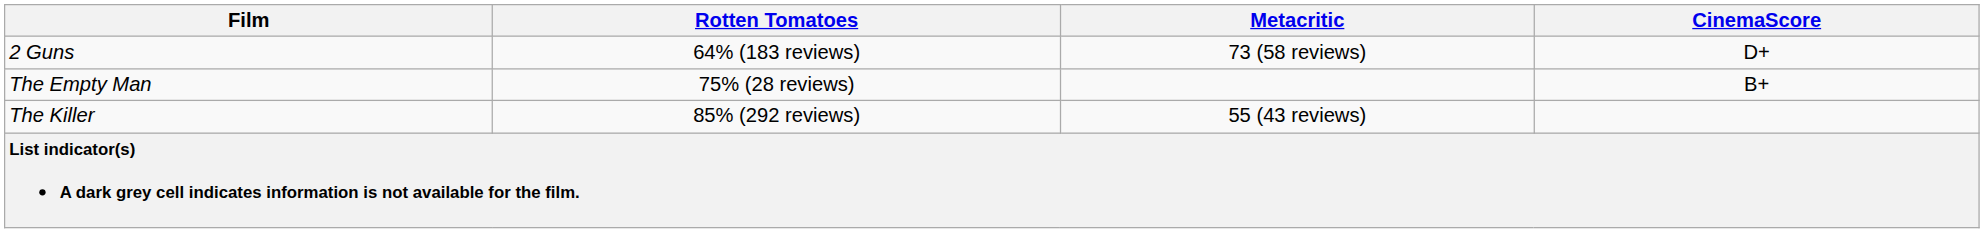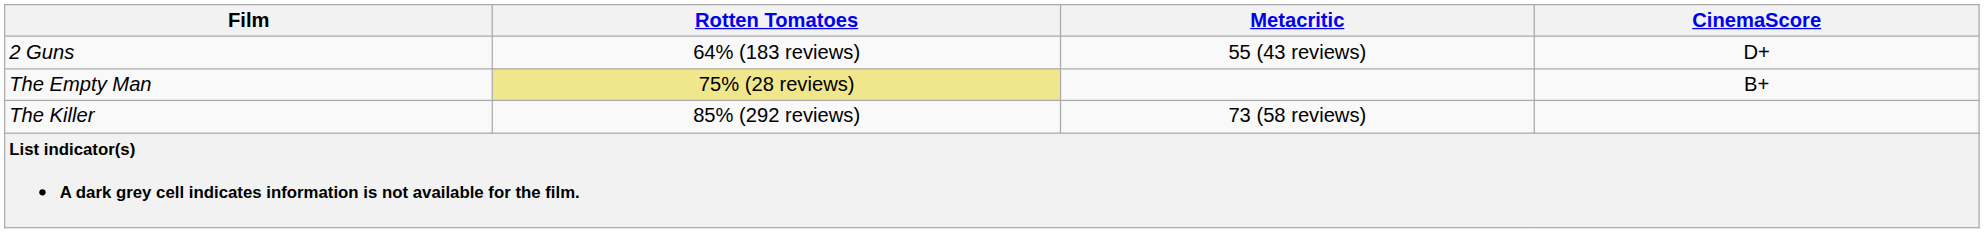(1297, 52) 73 (58 reviews) -> (1297, 52) 55 (43 reviews)
(777, 84) no background -> (777, 84) khaki background
(1297, 116) 55 (43 reviews) -> (1297, 116) 73 (58 reviews)
